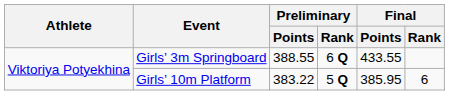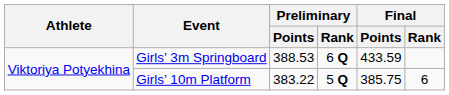(294, 58) 388.55 -> (294, 58) 388.53
(381, 58) 433.55 -> (381, 58) 433.59
(381, 80) 385.95 -> (381, 80) 385.75
